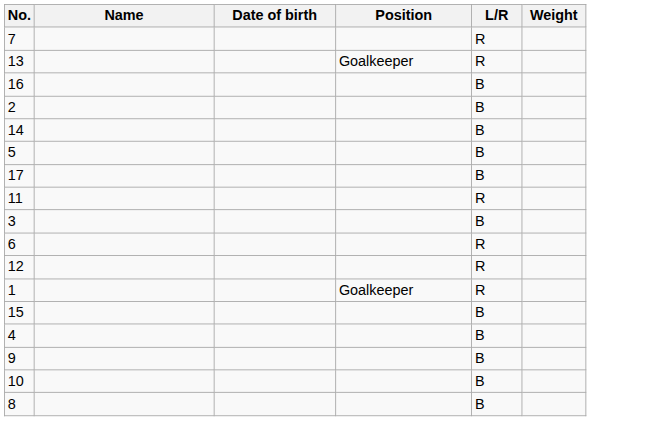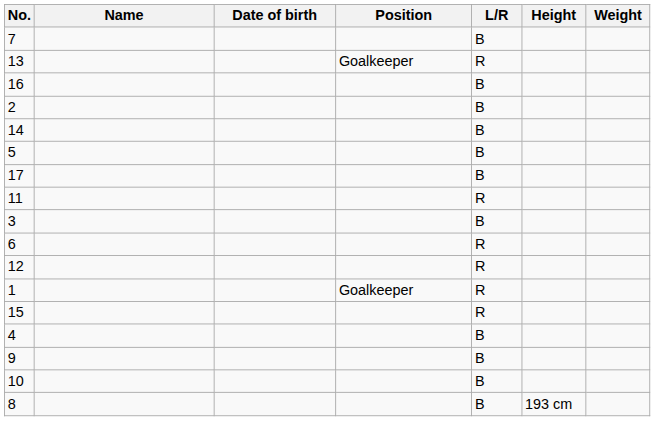+ column: (554, 15)
(480, 38) R -> (480, 38) B
(480, 312) B -> (480, 312) R
